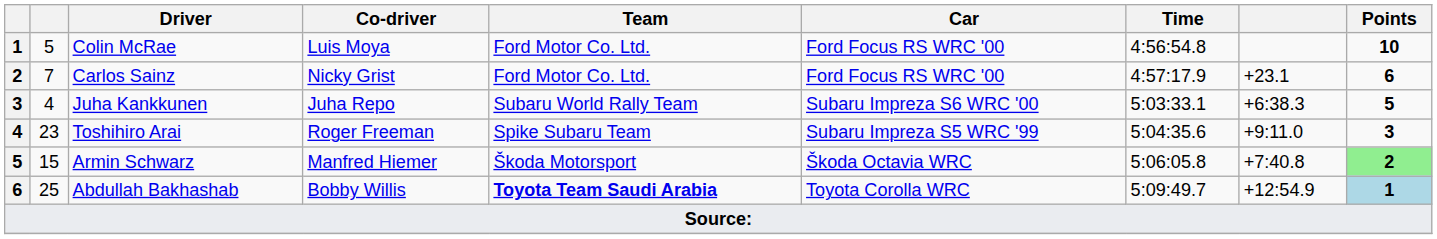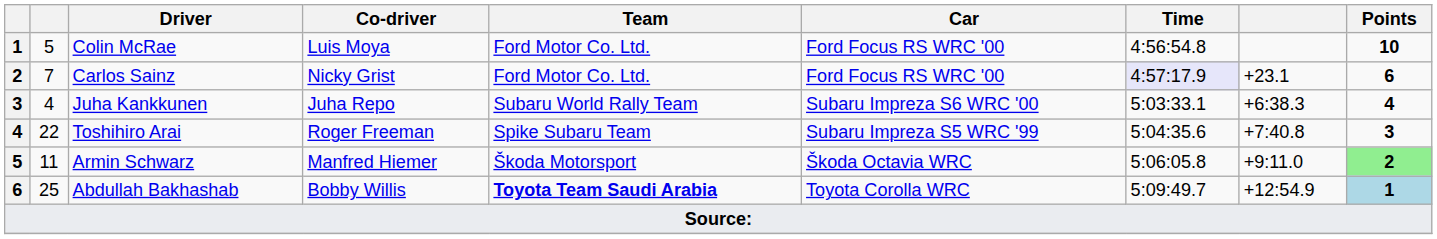(1168, 76) no background -> (1168, 76) lavender background
(1389, 104) 5 -> (1389, 104) 4
(49, 133) 23 -> (49, 133) 22
(1273, 133) +9:11.0 -> (1274, 133) +7:40.8
(49, 161) 15 -> (49, 161) 11
(1274, 161) +7:40.8 -> (1273, 161) +9:11.0
